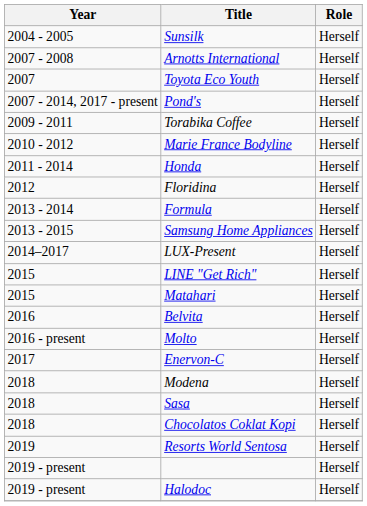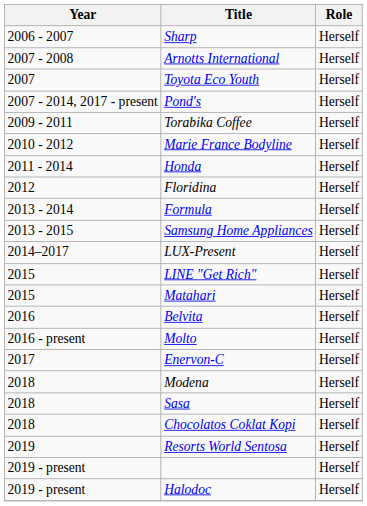- row: (40, 36)
+ row: (40, 36)
